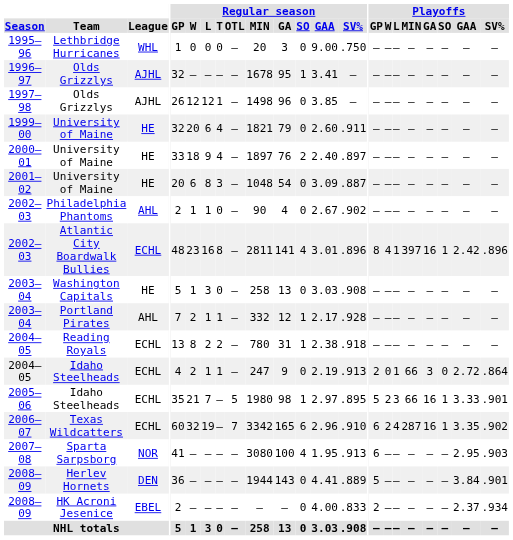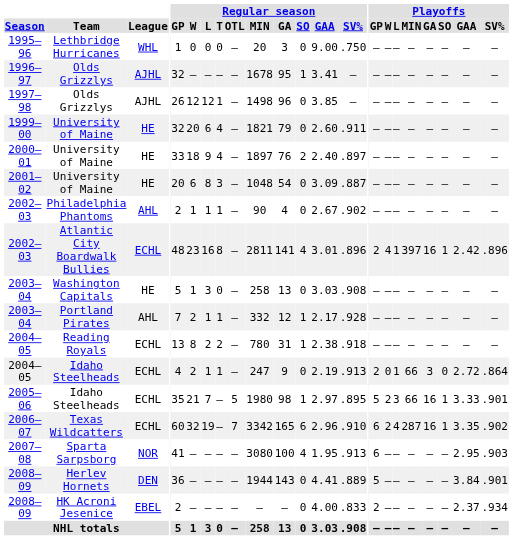(220, 210) 0 -> (220, 210) 1
(376, 250) 8 -> (376, 250) 2
